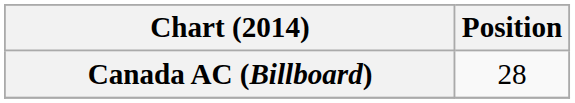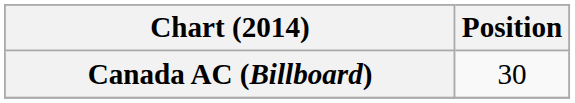(512, 73) 28 -> (512, 73) 30
